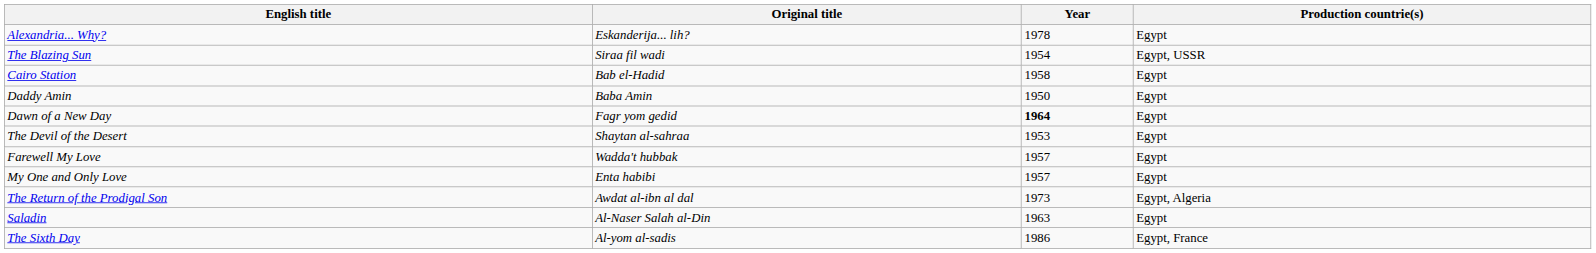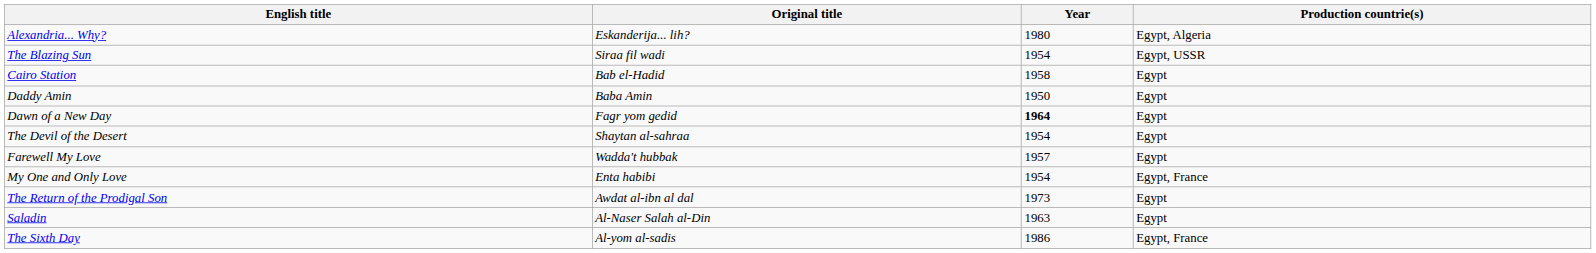(1037, 34) 1978 -> (1037, 34) 1980
(1151, 34) Egypt -> (1174, 34) Egypt, Algeria
(1037, 136) 1953 -> (1037, 136) 1954
(1037, 177) 1957 -> (1037, 177) 1954
(1151, 177) Egypt -> (1172, 177) Egypt, France
(1174, 197) Egypt, Algeria -> (1151, 197) Egypt
